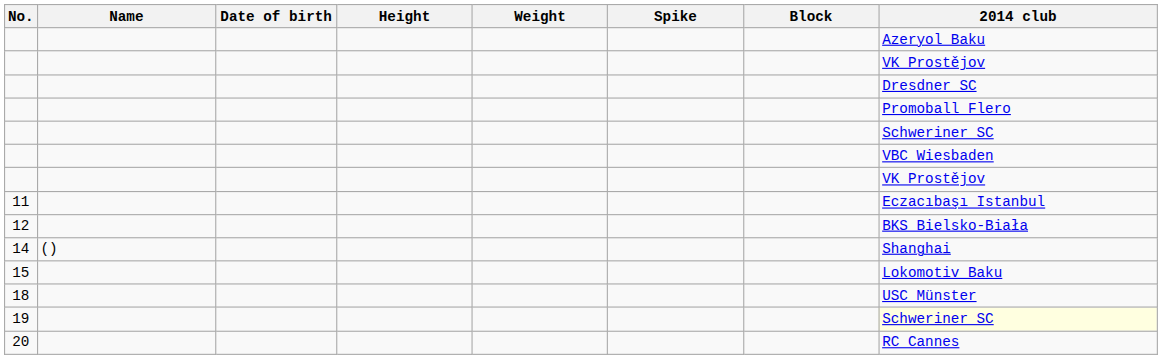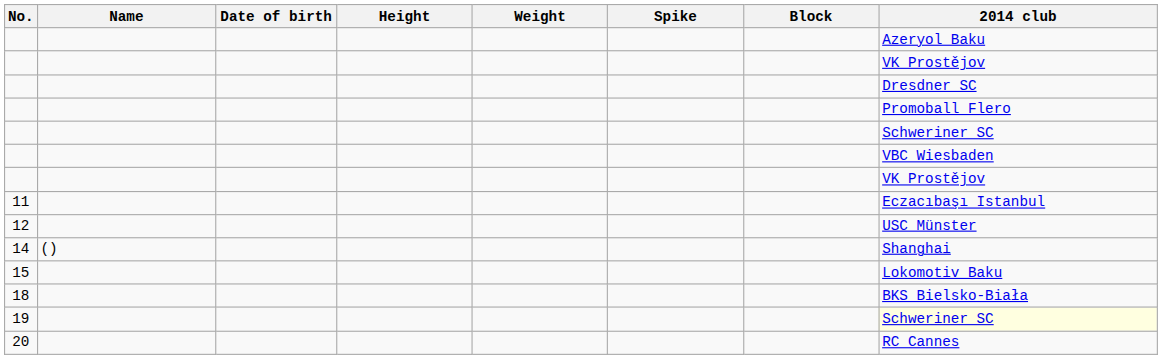(955, 226) BKS Bielsko-Biała -> (929, 226) USC Münster
(929, 296) USC Münster -> (955, 296) BKS Bielsko-Biała
